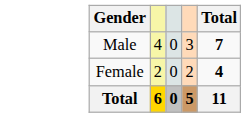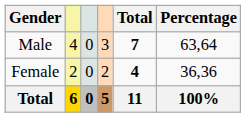+ column: (199, 18)
